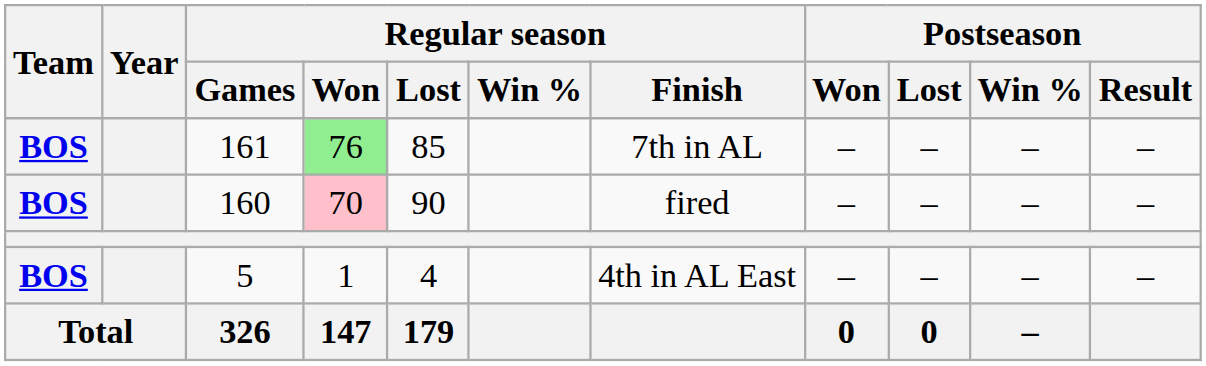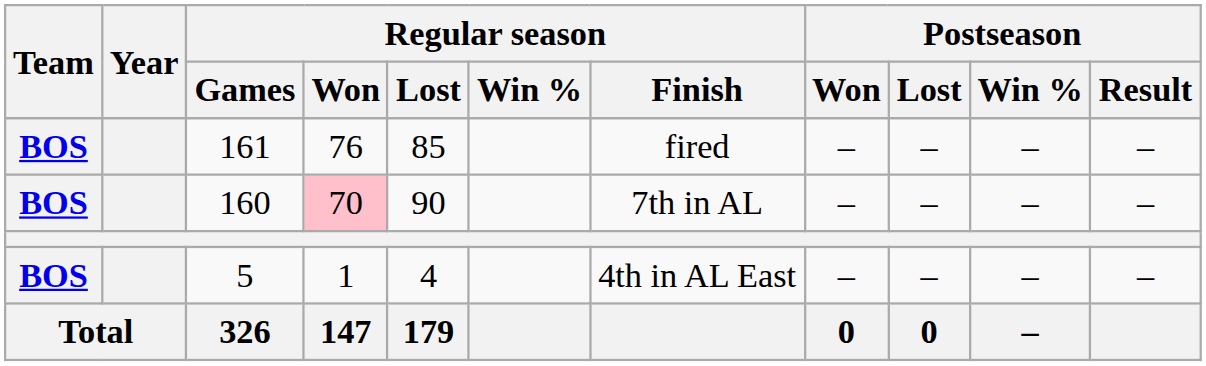(346, 146) lightgreen background -> (346, 146) no background
(697, 146) 7th in AL -> (697, 146) fired
(697, 202) fired -> (697, 202) 7th in AL
